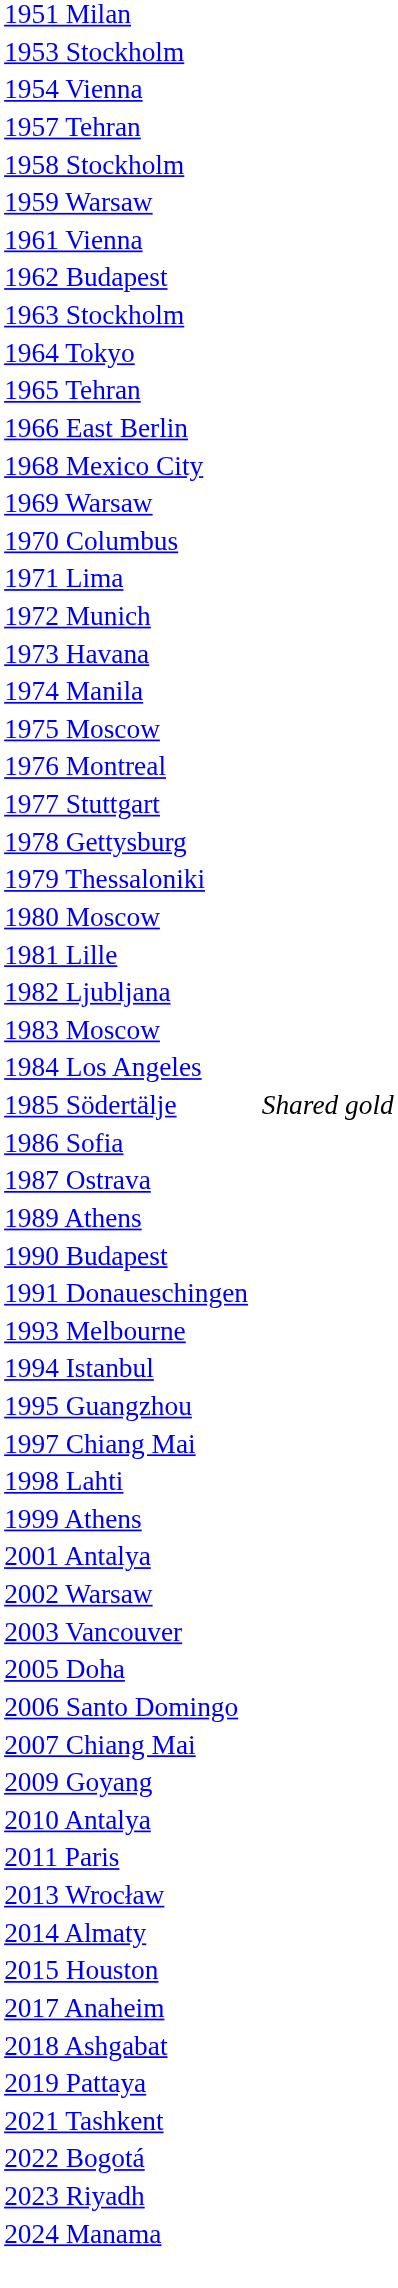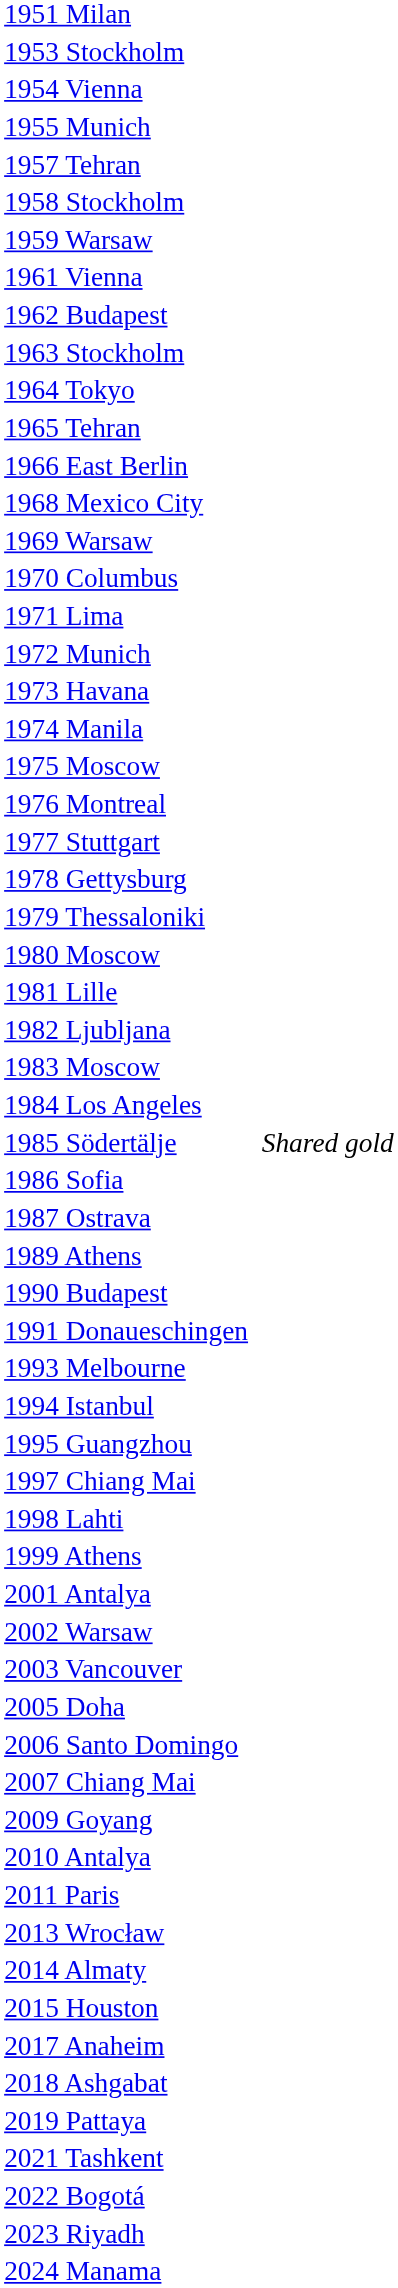+ row: (77, 127)
